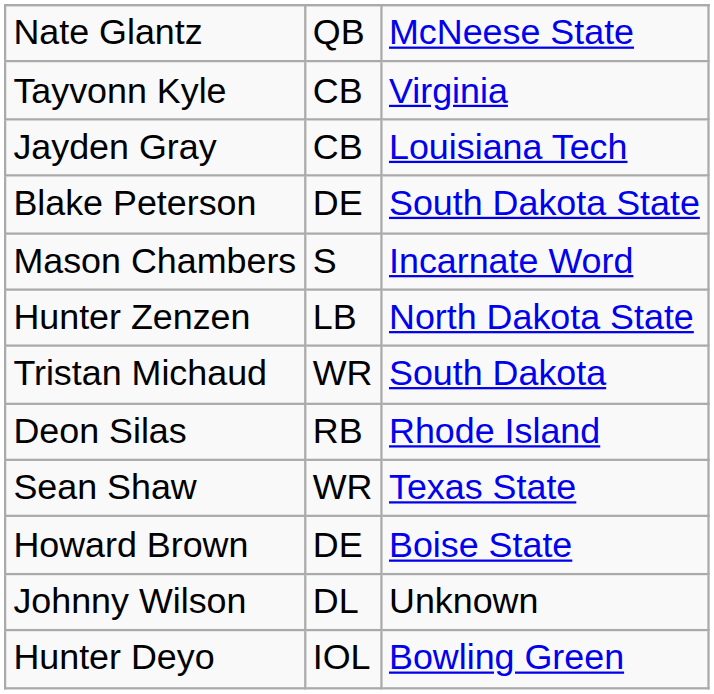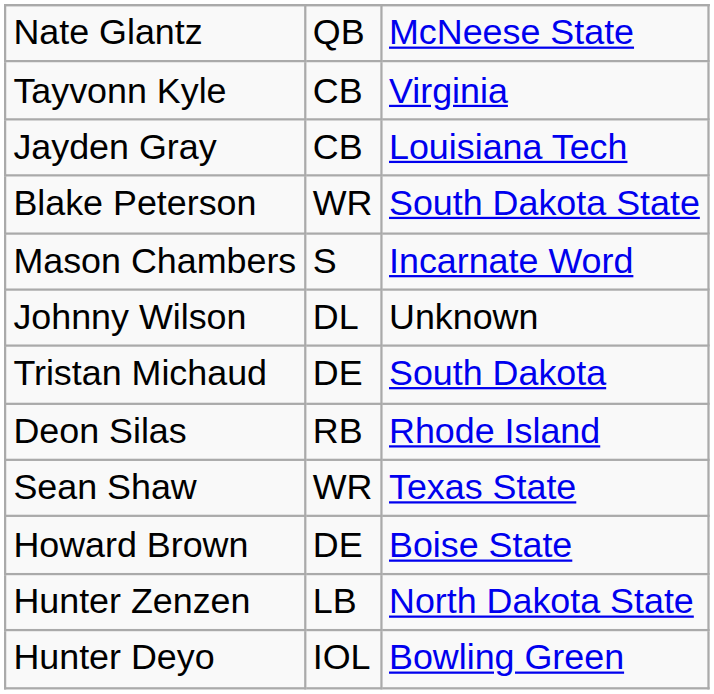(338, 203) DE -> (343, 203) WR
rows swapped: (132, 317) <-> (130, 601)
(343, 373) WR -> (338, 373) DE
